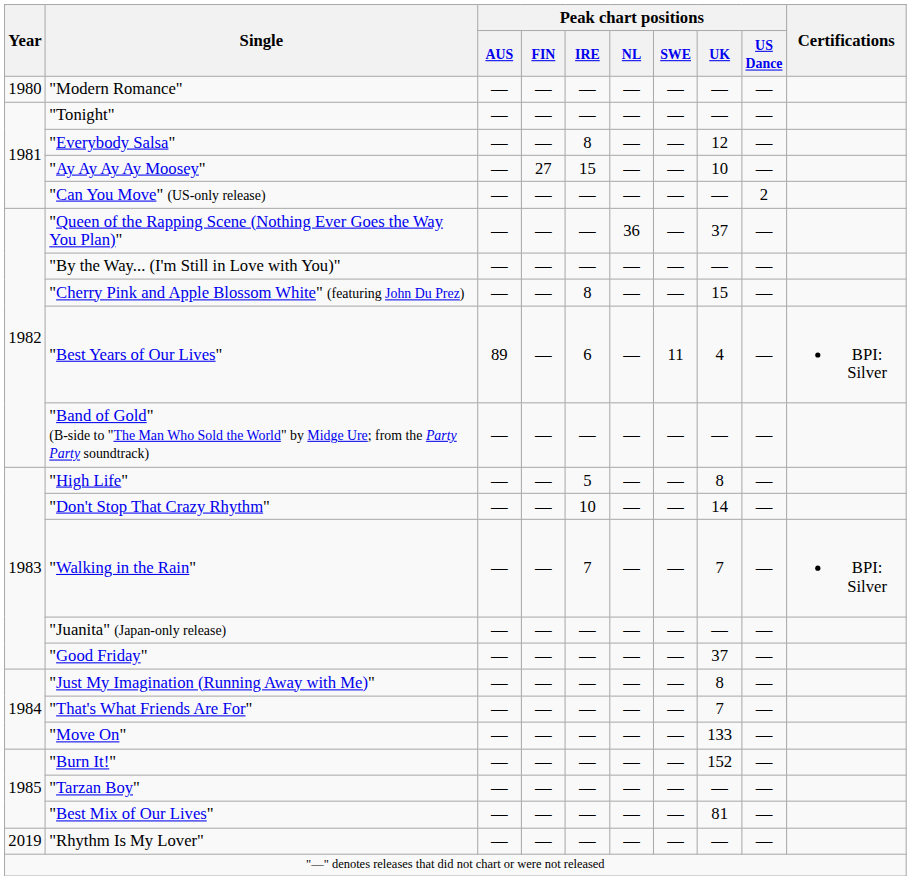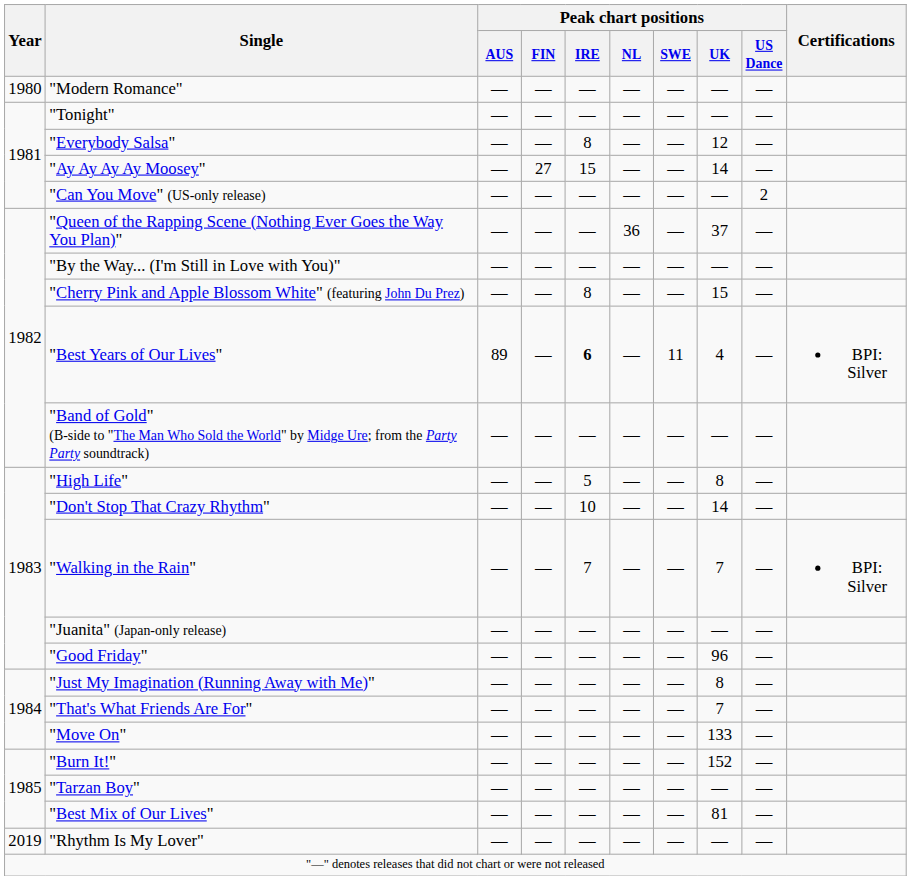(720, 168) 10 -> (720, 168) 14
(587, 354) normal -> (587, 354) bold
(720, 656) 37 -> (720, 656) 96
